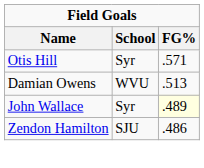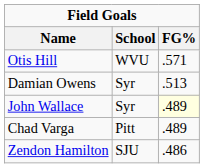(125, 60) Syr -> (132, 60) WVU
(132, 83) WVU -> (125, 83) Syr
+ row: (41, 128)
